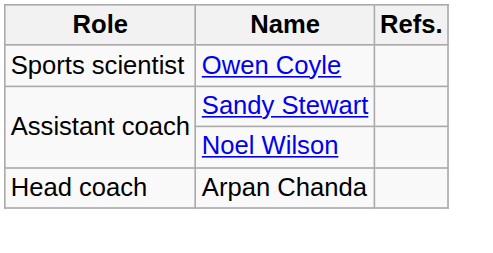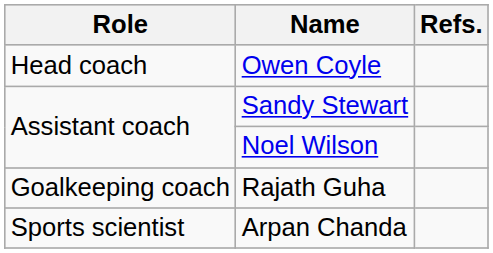(97, 65) Sports scientist -> (79, 65) Head coach
+ row: (314, 187)
(79, 187) Head coach -> (97, 227) Sports scientist
